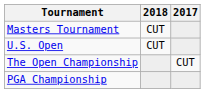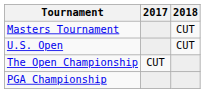columns swapped: (185, 13) <-> (155, 13)
